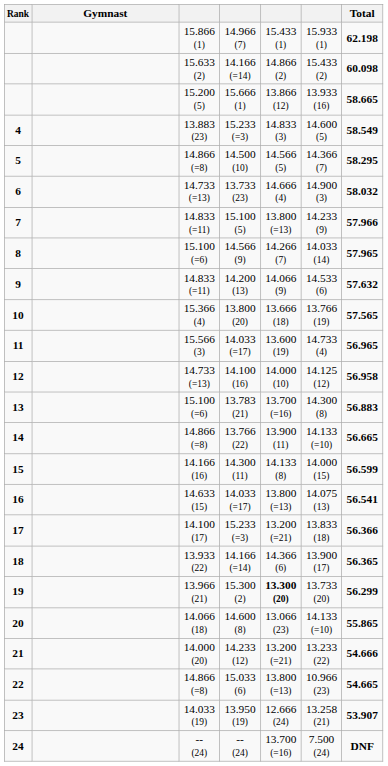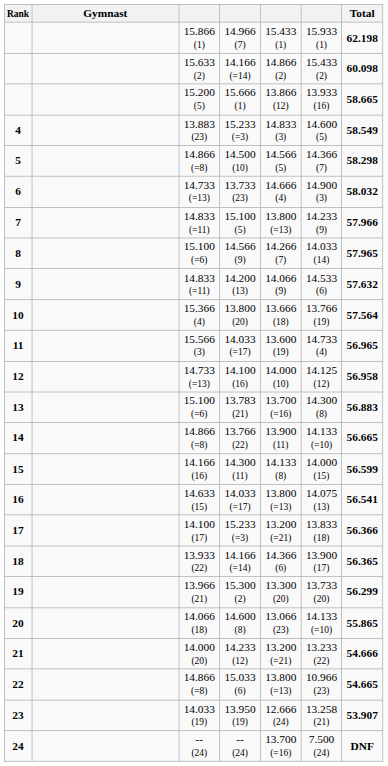(362, 161) 58.295 -> (362, 161) 58.298
(362, 315) 57.565 -> (362, 315) 57.564
(281, 592) bold -> (281, 592) normal
